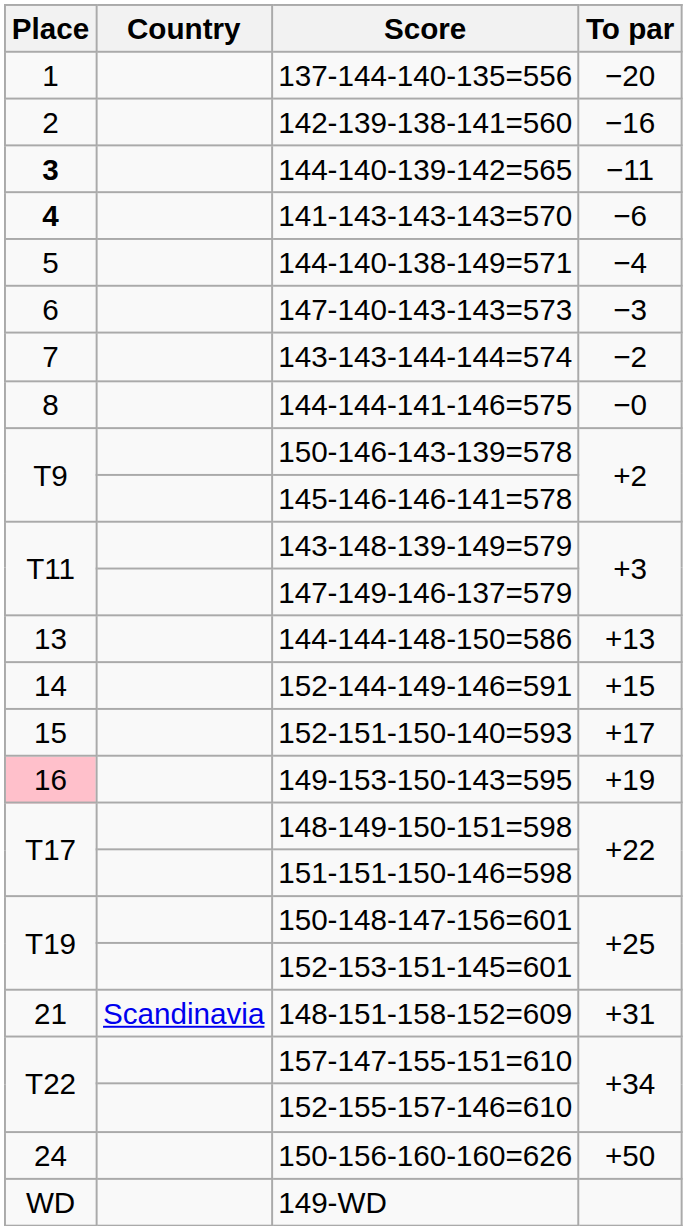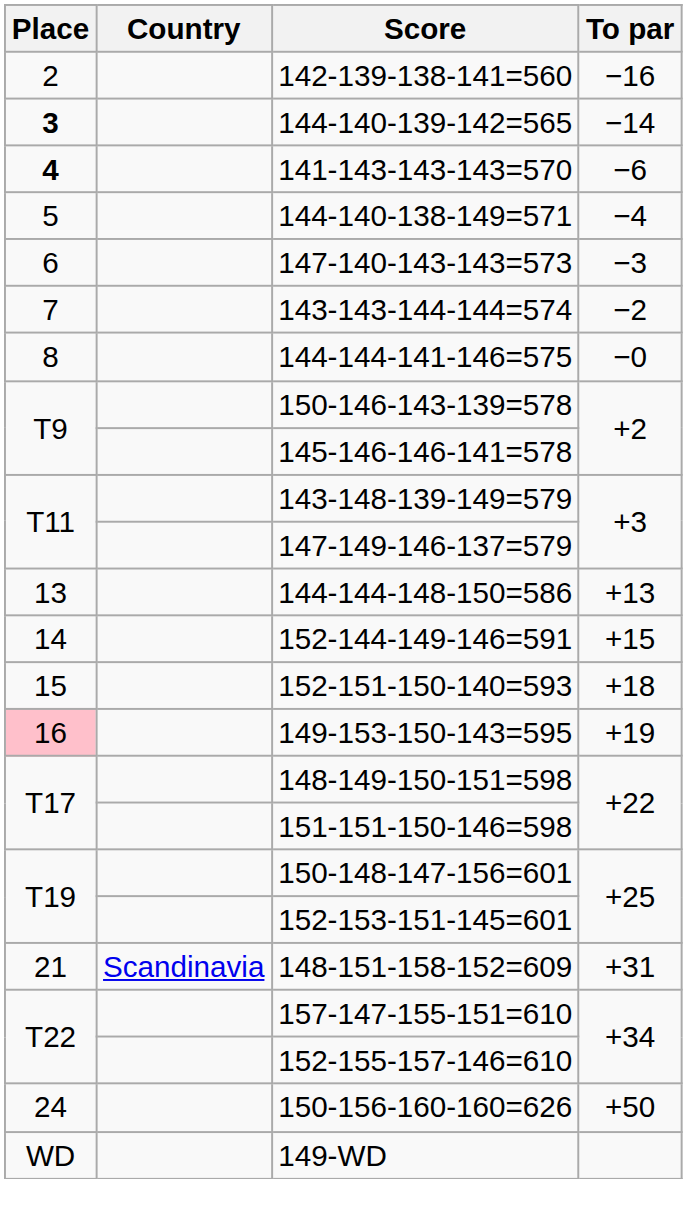- row: (425, 76)
(630, 169) −11 -> (630, 122) −14
(630, 732) +17 -> (630, 686) +18
